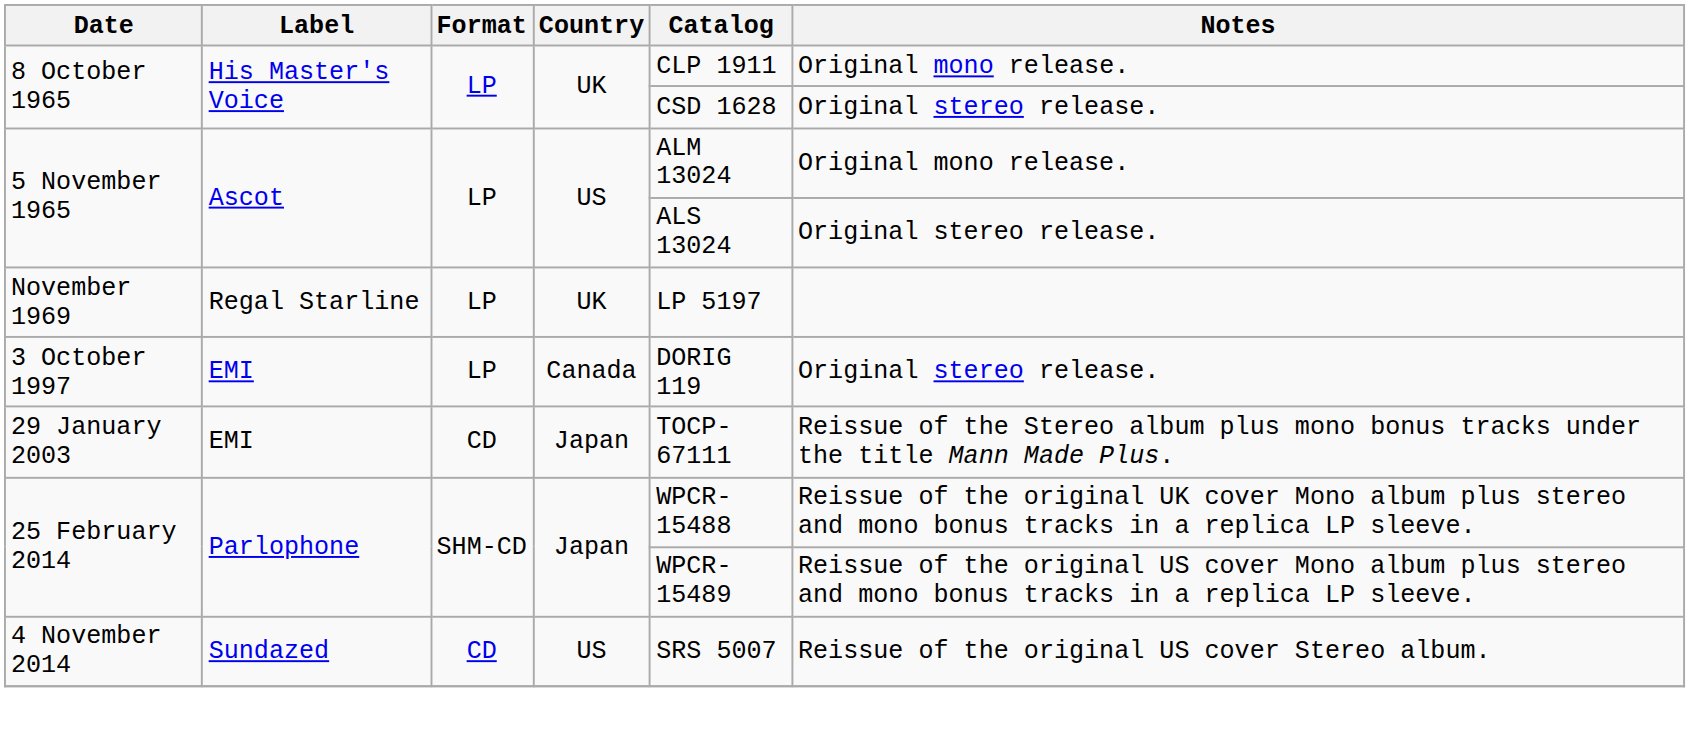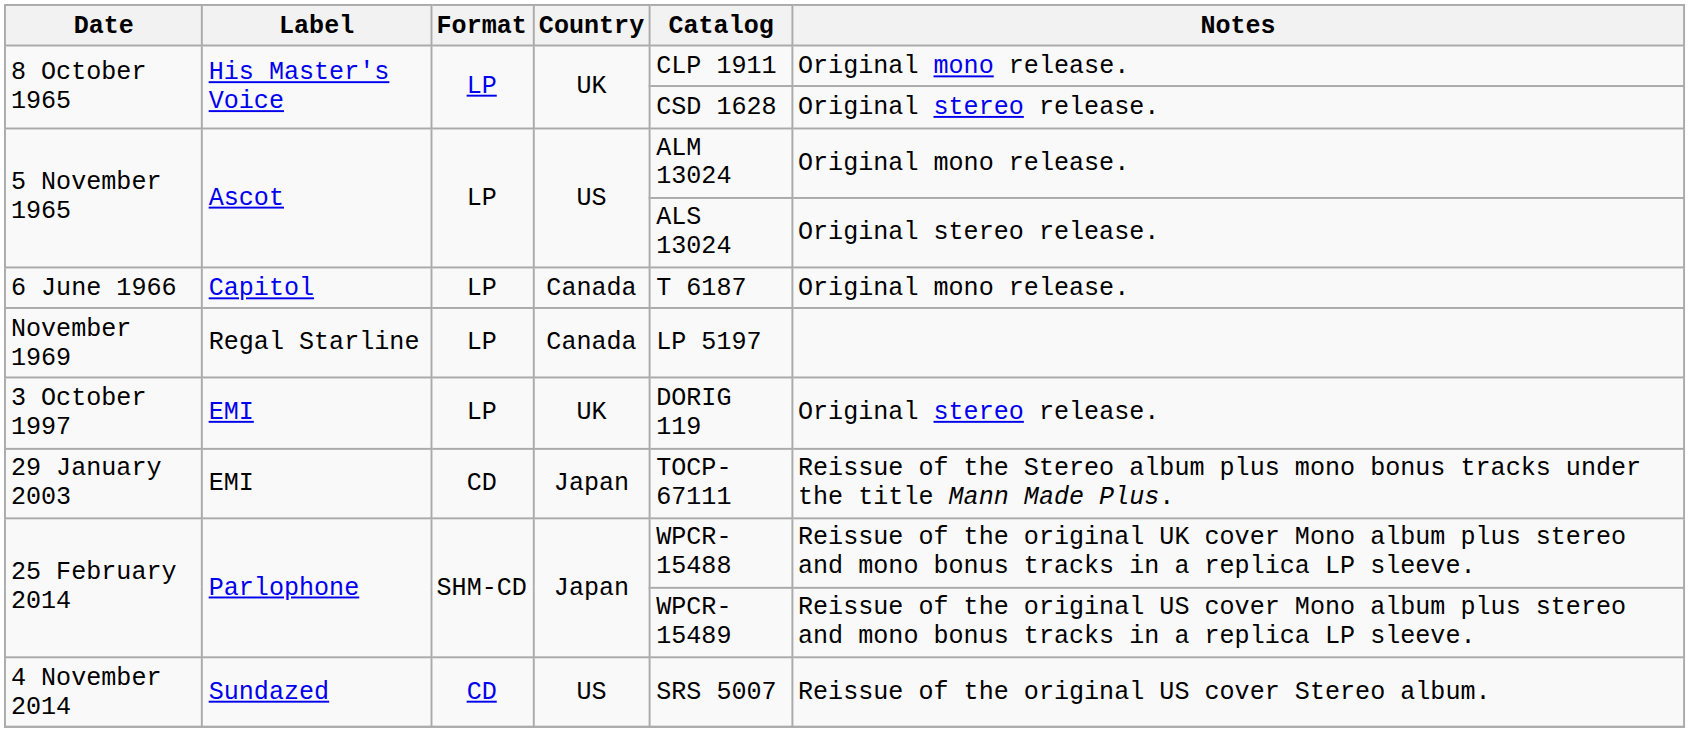+ row: (94, 288)
(592, 302) UK -> (592, 343) Canada
(592, 372) Canada -> (592, 413) UK
